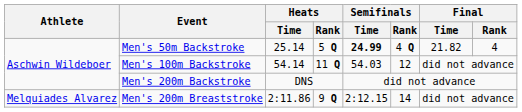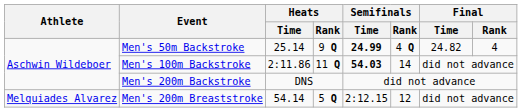(328, 47) 5 Q -> (328, 47) 9 Q
(446, 47) 21.82 -> (446, 47) 24.82
(289, 64) 54.14 -> (289, 64) 2:11.86
(366, 64) normal -> (366, 64) bold
(405, 64) 12 -> (405, 64) 14
(289, 98) 2:11.86 -> (289, 98) 54.14
(328, 98) 9 Q -> (328, 98) 5 Q
(405, 98) 14 -> (405, 98) 12
